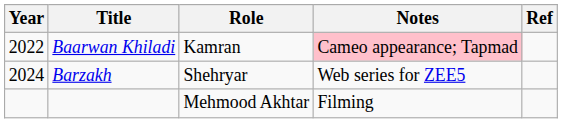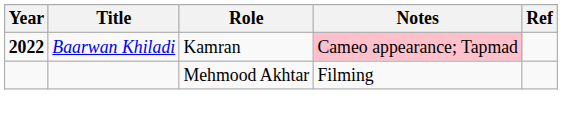(26, 46) normal -> (26, 46) bold
- row: (82, 74)
